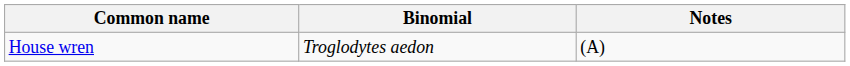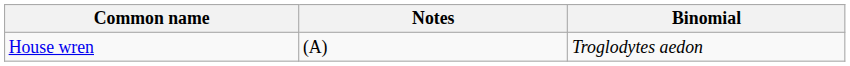columns swapped: (437, 18) <-> (711, 18)
